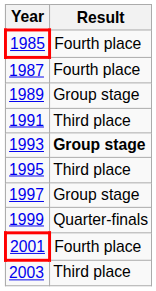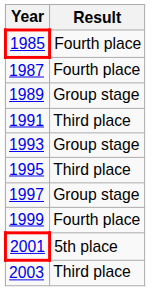(99, 145) bold -> (96, 145) normal
(101, 220) Quarter-finals -> (97, 220) Fourth place
(98, 246) Fourth place -> (86, 246) 5th place
